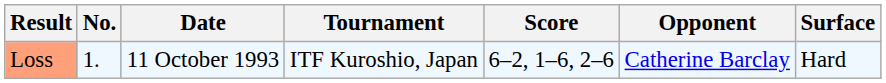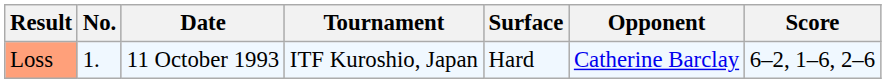columns swapped: (838, 22) <-> (551, 22)
